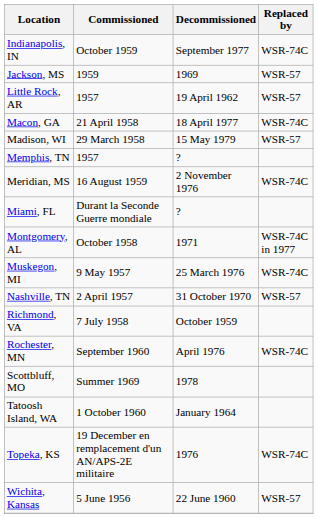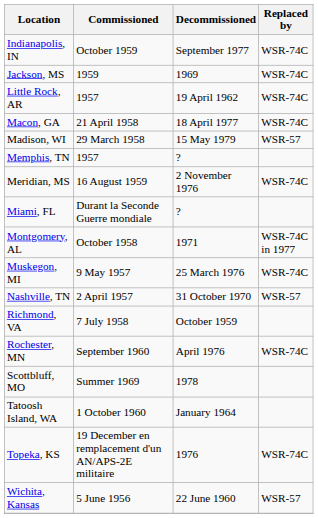(281, 74) WSR-57 -> (285, 74) WSR-74C
(281, 98) WSR-57 -> (285, 98) WSR-74C
